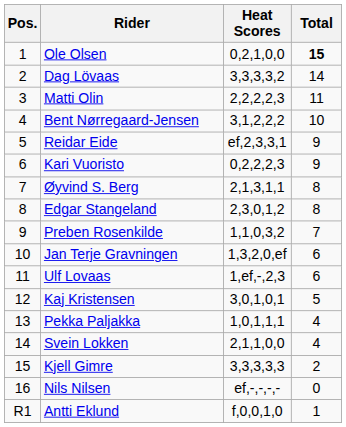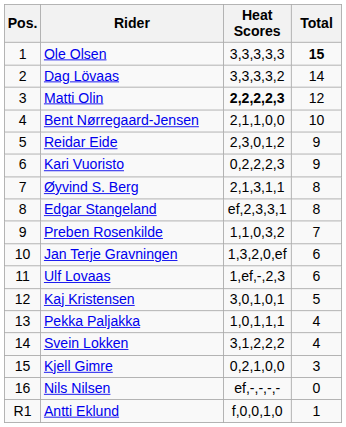(257, 53) 0,2,1,0,0 -> (257, 53) 3,3,3,3,3
(257, 98) normal -> (257, 98) bold
(316, 98) 11 -> (316, 98) 12
(257, 120) 3,1,2,2,2 -> (257, 120) 2,1,1,0,0
(257, 143) ef,2,3,3,1 -> (257, 143) 2,3,0,1,2
(257, 210) 2,3,0,1,2 -> (257, 210) ef,2,3,3,1
(257, 344) 2,1,1,0,0 -> (257, 344) 3,1,2,2,2
(257, 366) 3,3,3,3,3 -> (257, 366) 0,2,1,0,0
(316, 366) 2 -> (316, 366) 3
